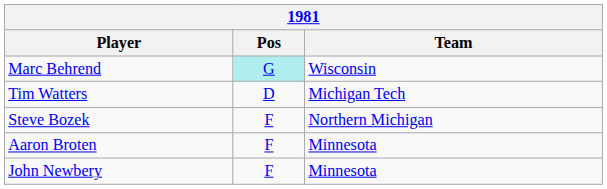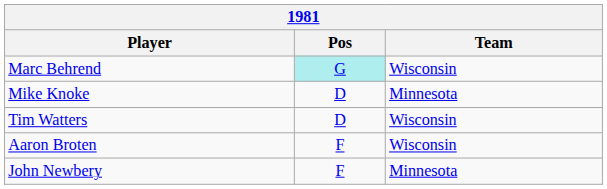+ row: (49, 94)
(357, 94) Michigan Tech -> (423, 119) Wisconsin
- row: (49, 119)
(343, 145) Minnesota -> (423, 145) Wisconsin
